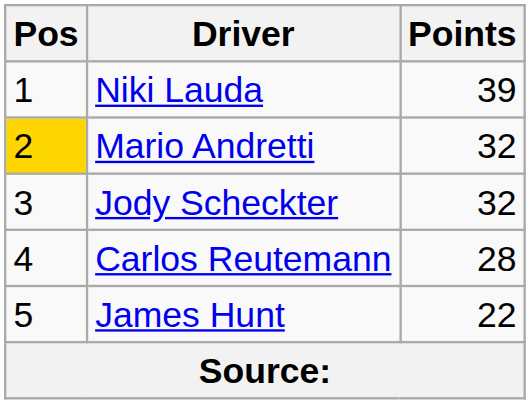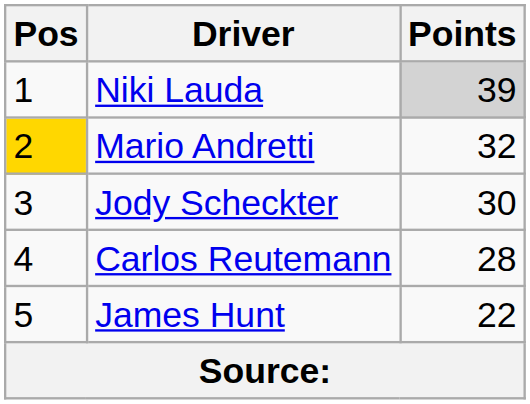(497, 90) no background -> (497, 90) lightgrey background
(497, 202) 32 -> (497, 202) 30
